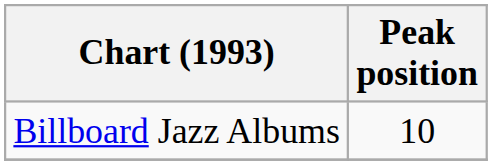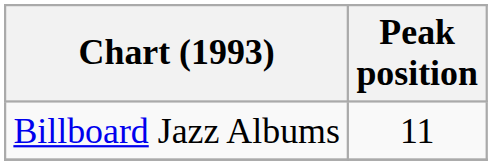(417, 130) 10 -> (417, 130) 11
